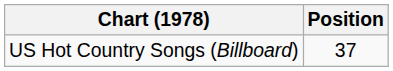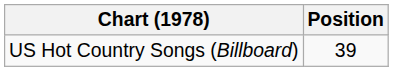(346, 50) 37 -> (346, 50) 39
